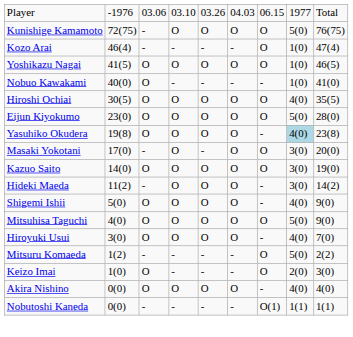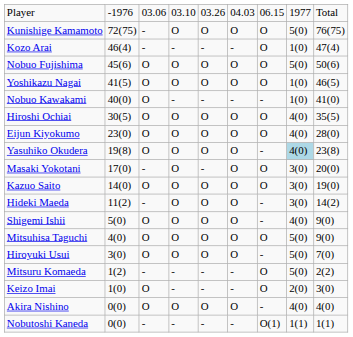+ row: (45, 64)
(298, 116) 5(0) -> (298, 133) 4(0)
(298, 237) 4(0) -> (298, 254) 5(0)
